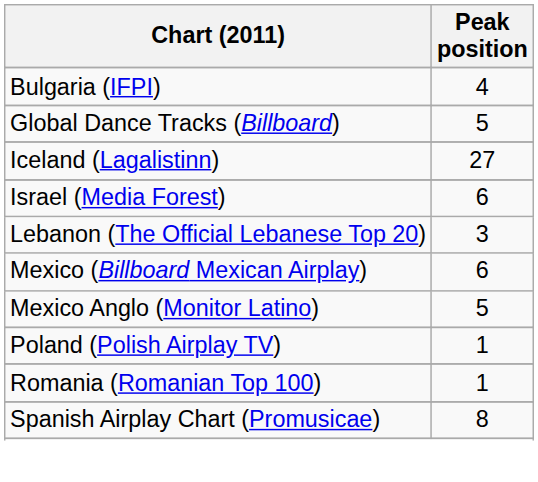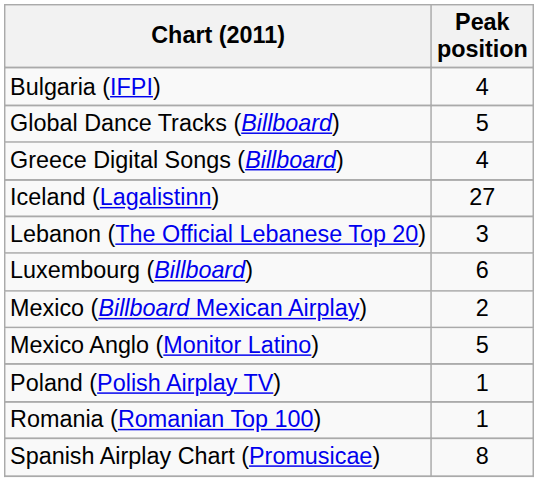+ row: (177, 160)
- row: (118, 197)
+ row: (132, 271)
(482, 271) 6 -> (482, 308) 2
